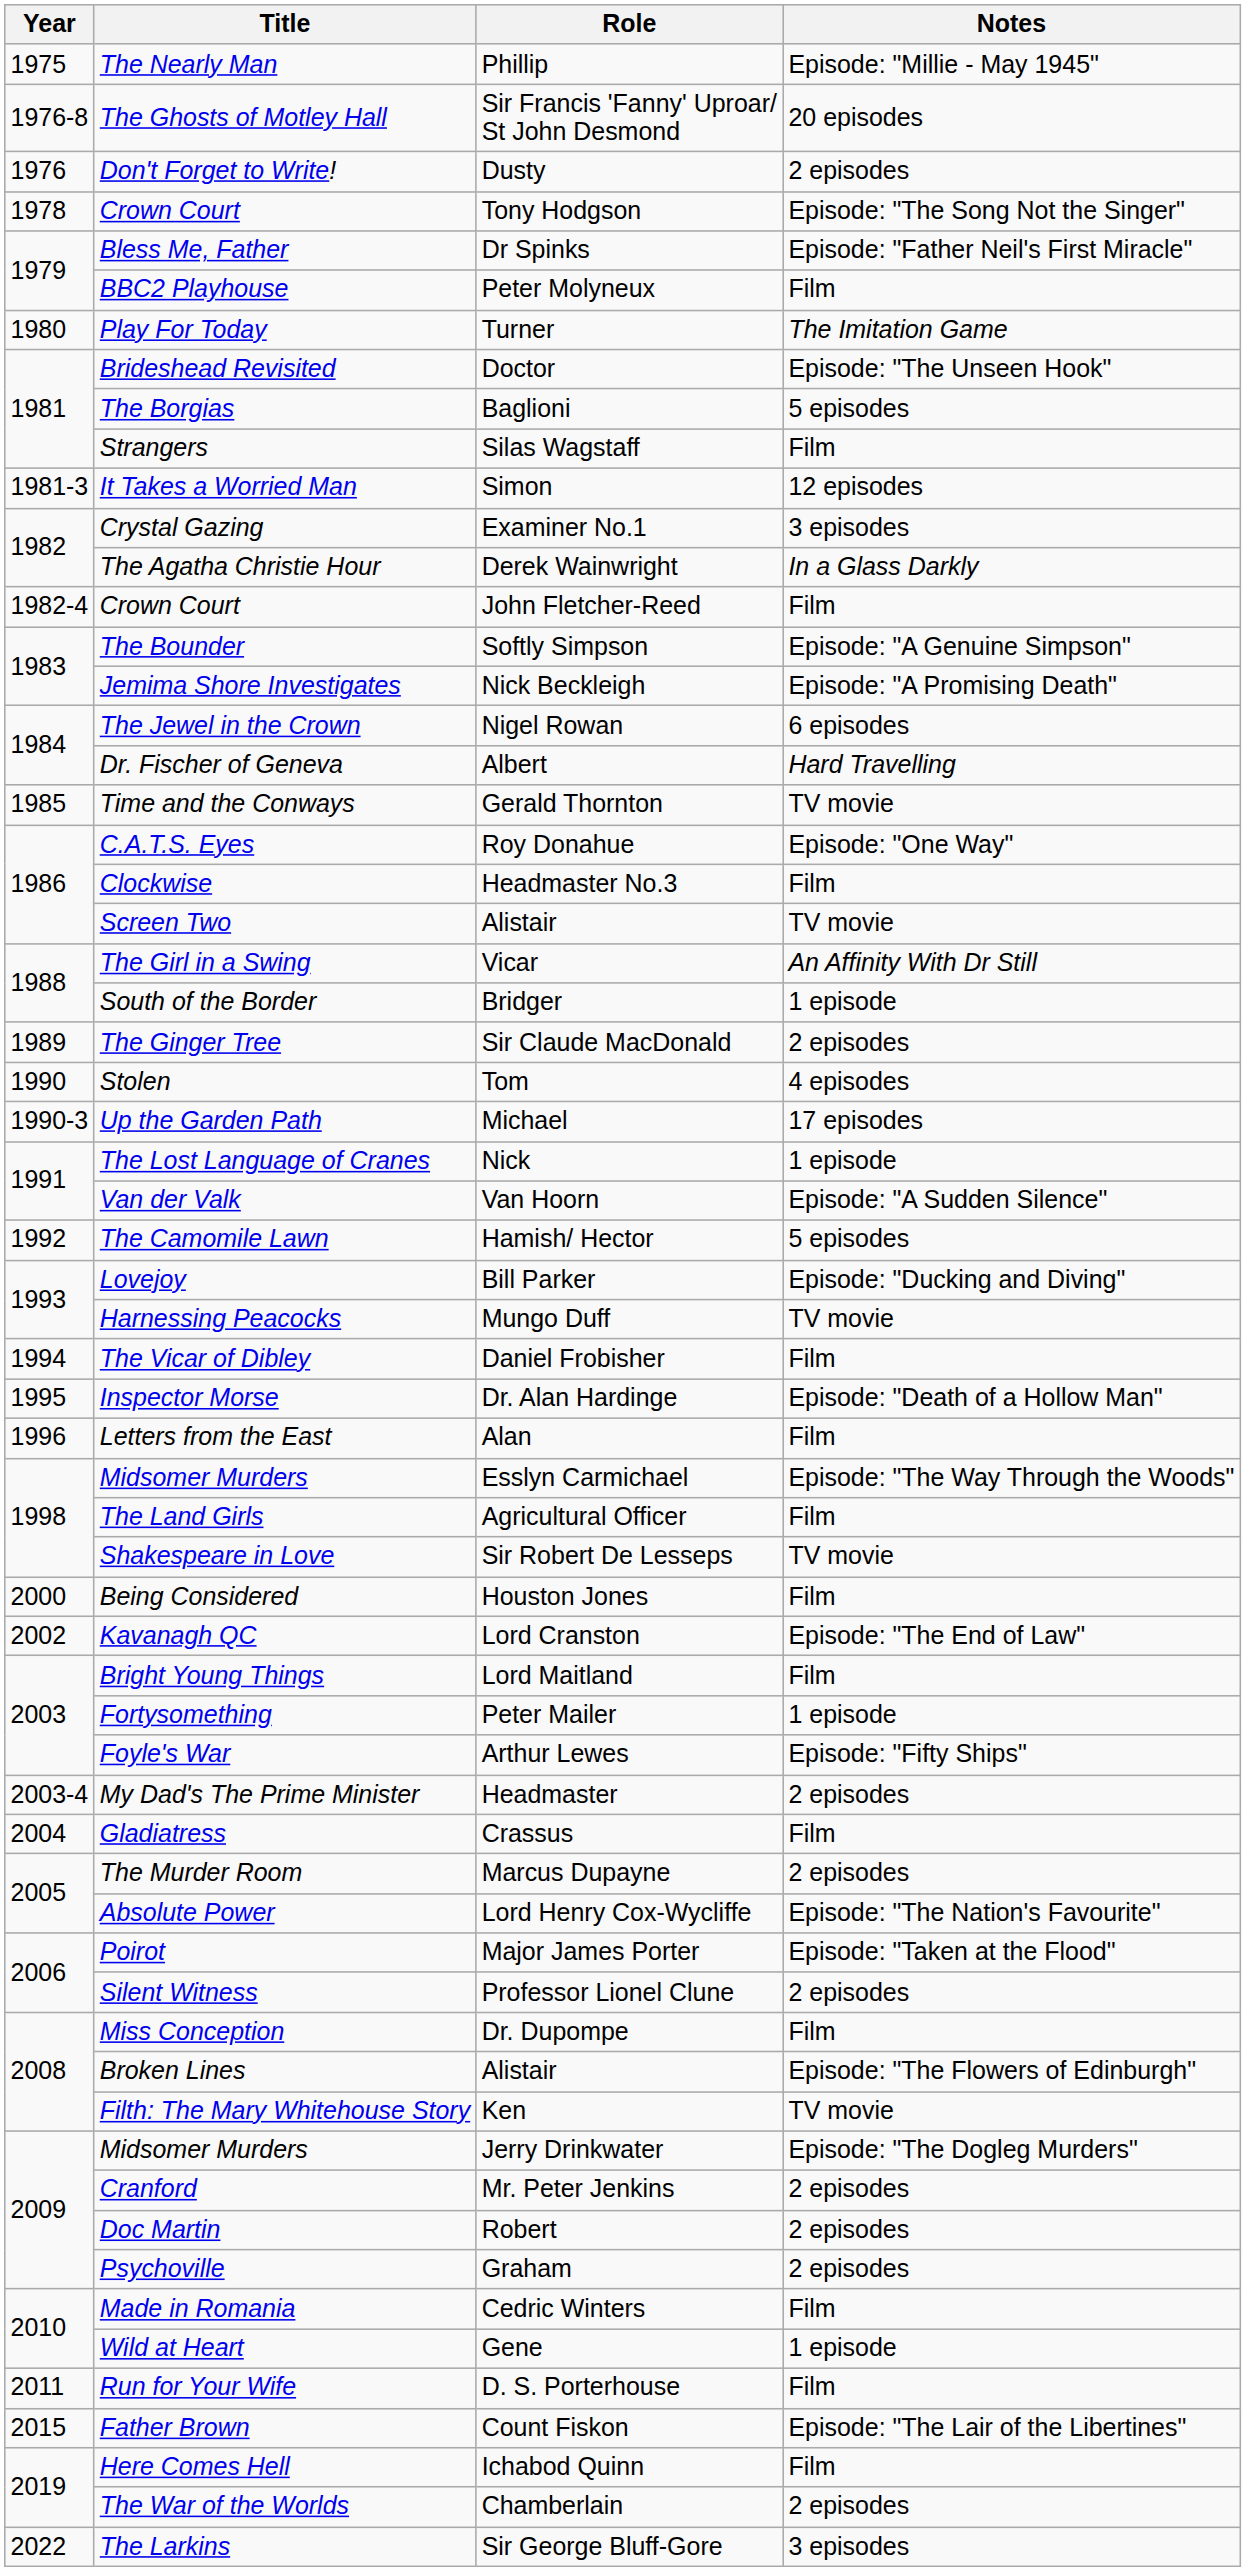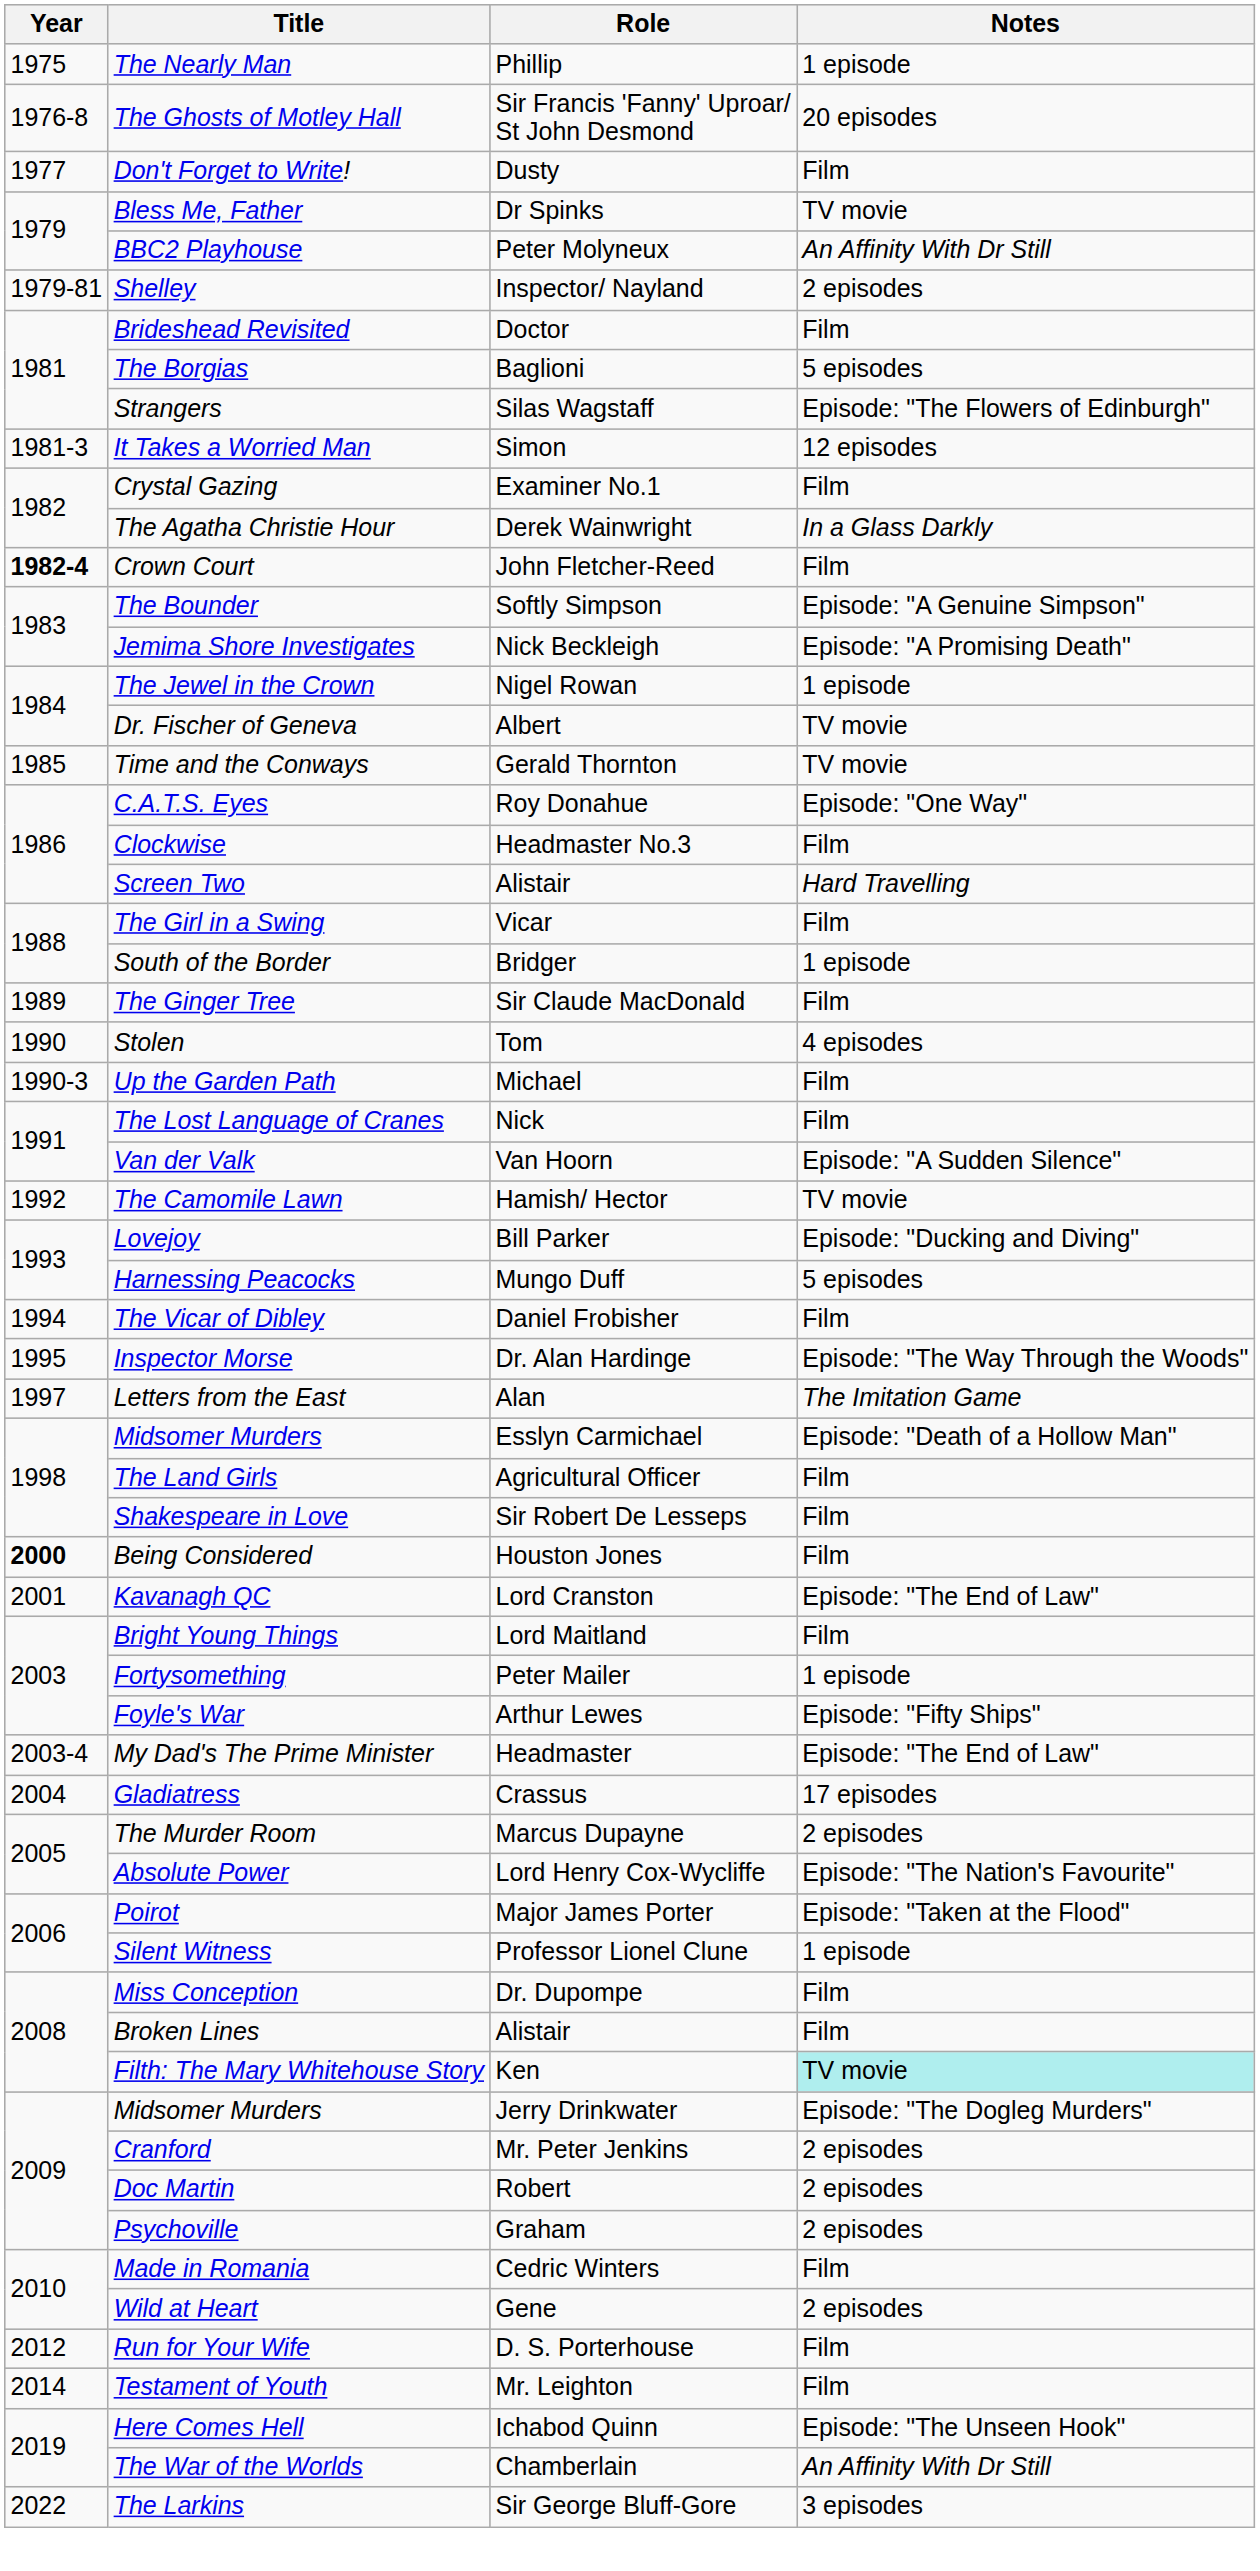(944, 63) Episode: "Millie - May 1945" -> (856, 63) 1 episode
(38, 171) 1976 -> (38, 171) 1977
(849, 171) 2 episodes -> (826, 171) Film
- row: (170, 210)
(990, 250) Episode: "Father Neil's First Miracle" -> (855, 210) TV movie
(812, 289) Film -> (927, 250) An Affinity With Dr Still
+ row: (155, 289)
- row: (183, 329)
(950, 369) Episode: "The Unseen Hook" -> (826, 329) Film
(812, 448) Film -> (1006, 408) Episode: "The Flowers of Edinburgh"
(849, 527) 3 episodes -> (826, 487) Film
(49, 606) normal -> (49, 566) bold
(849, 725) 6 episodes -> (856, 685) 1 episode
(872, 764) Hard Travelling -> (855, 725) TV movie
(841, 923) TV movie -> (886, 883) Hard Travelling
(913, 962) An Affinity With Dr Still -> (826, 923) Film
(849, 1041) 2 episodes -> (826, 1002) Film
(856, 1121) 17 episodes -> (826, 1081) Film
(843, 1160) 1 episode -> (826, 1121) Film
(849, 1239) 5 episodes -> (855, 1200) TV movie
(841, 1319) TV movie -> (863, 1279) 5 episodes
(976, 1398) Episode: "Death of a Hollow Man" -> (1025, 1358) Episode: "The Way Through the Woods"
(38, 1437) 1996 -> (38, 1398) 1997
(812, 1437) Film -> (912, 1398) The Imitation Game
(1011, 1477) Episode: "The Way Through the Woods" -> (989, 1437) Episode: "Death of a Hollow Man"
(841, 1556) TV movie -> (826, 1517) Film
(38, 1596) normal -> (38, 1556) bold
(38, 1635) 2002 -> (38, 1596) 2001
(849, 1794) 2 episodes -> (951, 1754) Episode: "The End of Law"
(812, 1833) Film -> (870, 1794) 17 episodes
(849, 1992) 2 episodes -> (856, 1952) 1 episode
(992, 2071) Episode: "The Flowers of Edinburgh" -> (826, 2031) Film
(841, 2110) no background -> (855, 2071) paleturquoise background
(843, 2348) 1 episode -> (863, 2308) 2 episodes
(37, 2387) 2011 -> (38, 2348) 2012
+ row: (220, 2387)
- row: (175, 2427)
(812, 2467) Film -> (964, 2427) Episode: "The Unseen Hook"
(849, 2506) 2 episodes -> (927, 2467) An Affinity With Dr Still
